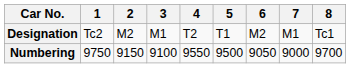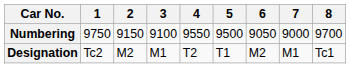rows swapped: (42, 33) <-> (42, 53)
